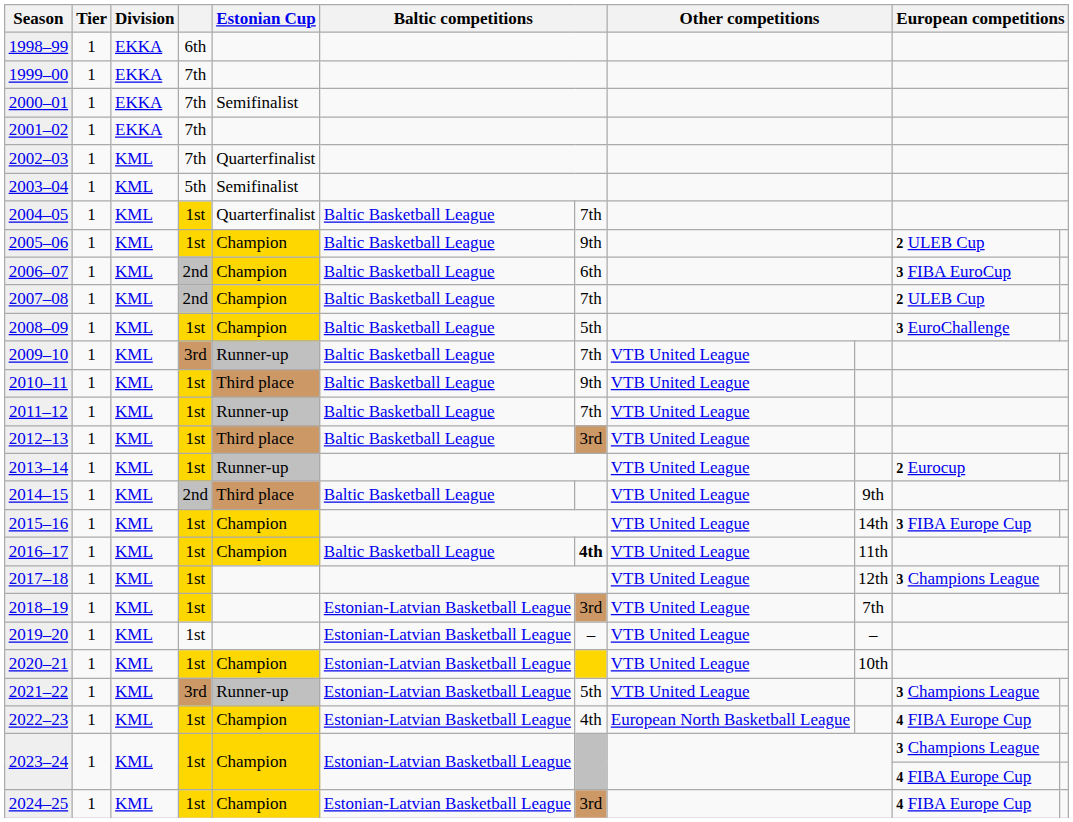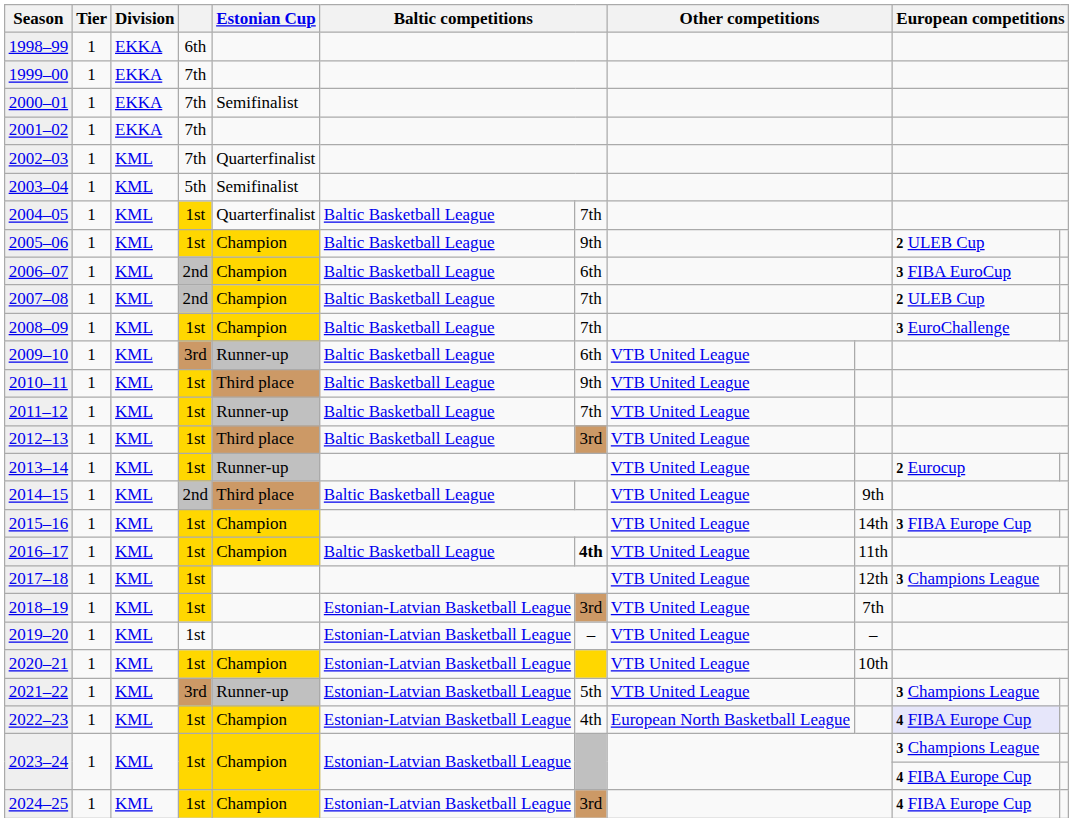(591, 326) 5th -> (591, 326) 7th
(591, 354) 7th -> (591, 354) 6th
(964, 719) no background -> (964, 719) lavender background
